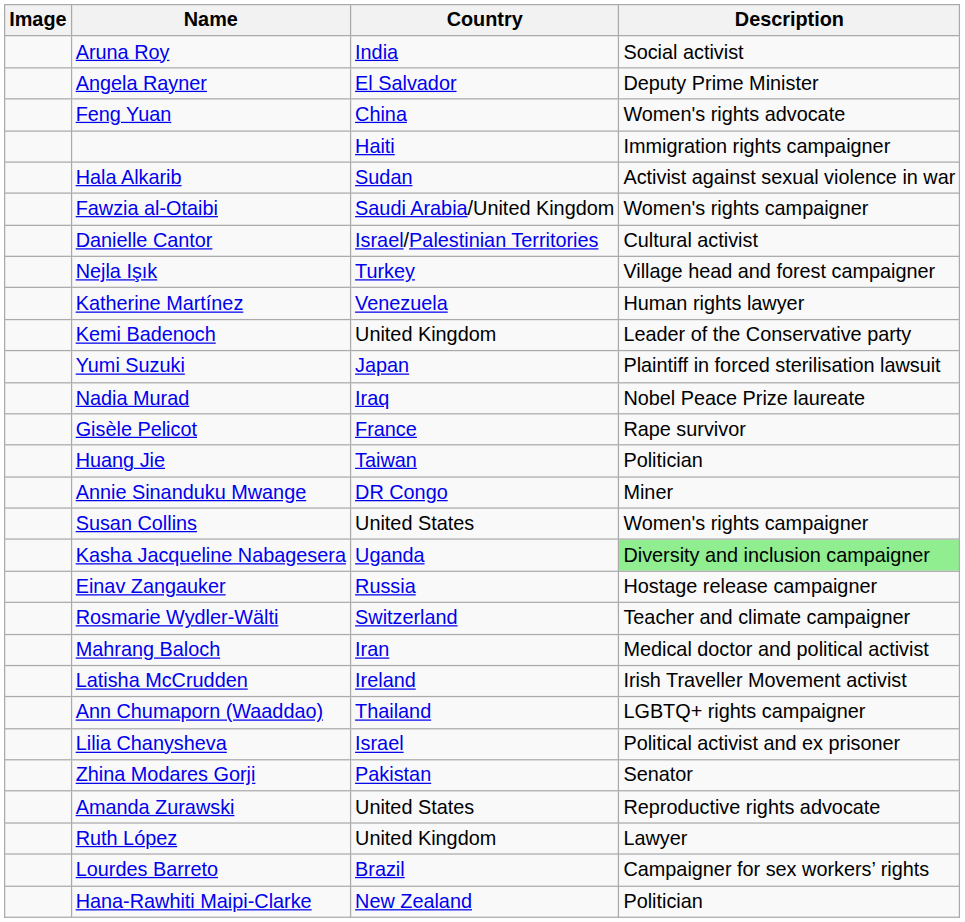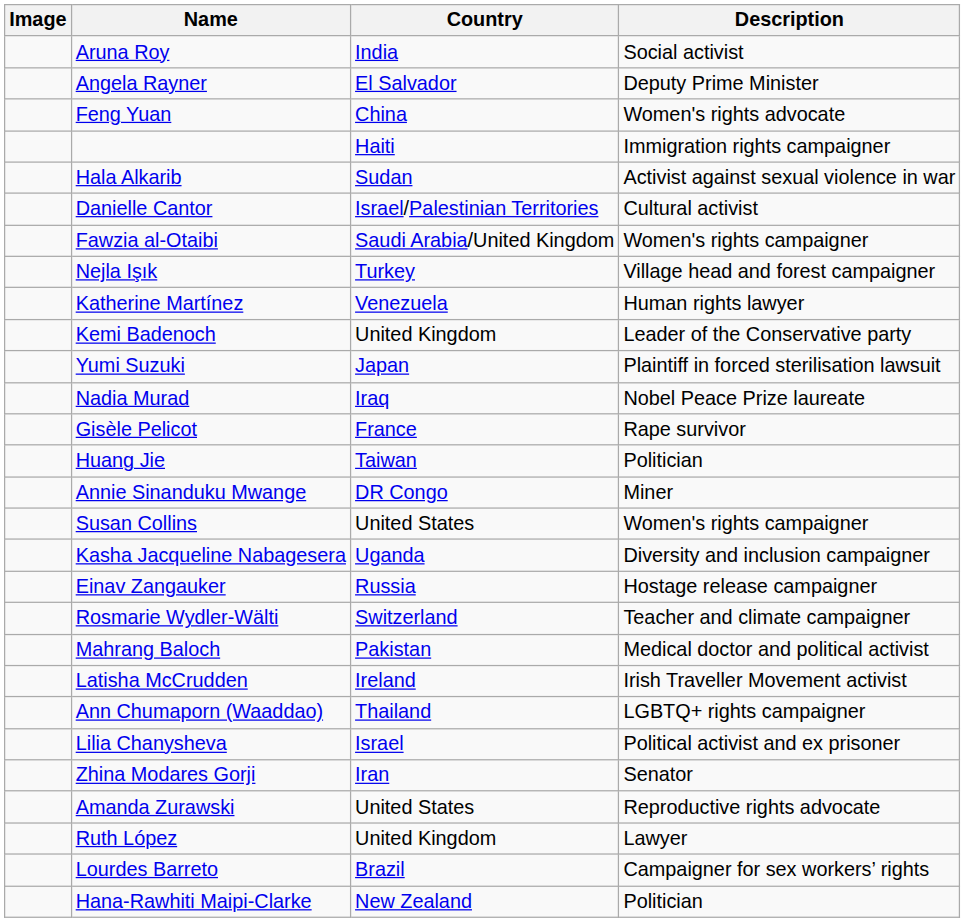rows swapped: (144, 240) <-> (147, 209)
(777, 555) lightgreen background -> (777, 555) no background
(372, 649) Iran -> (393, 649) Pakistan
(393, 775) Pakistan -> (372, 775) Iran
